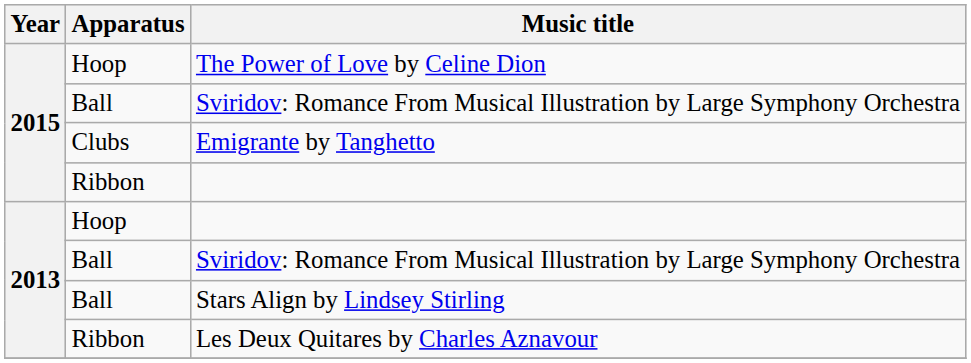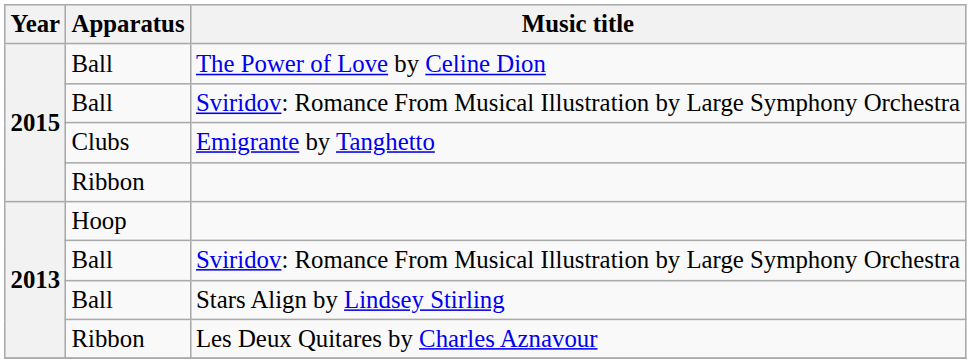(99, 63) Hoop -> (92, 63) Ball
